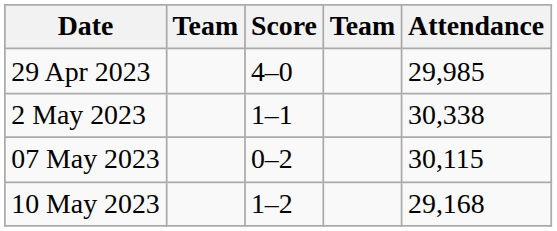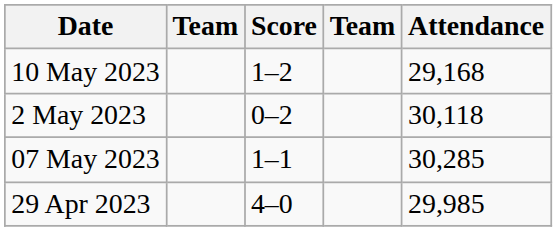rows swapped: (81, 70) <-> (86, 203)
(272, 114) 1–1 -> (272, 114) 0–2
(446, 114) 30,338 -> (446, 114) 30,118
(272, 159) 0–2 -> (272, 159) 1–1
(446, 159) 30,115 -> (446, 159) 30,285
